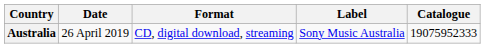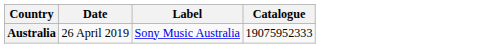- column: (214, 14)
